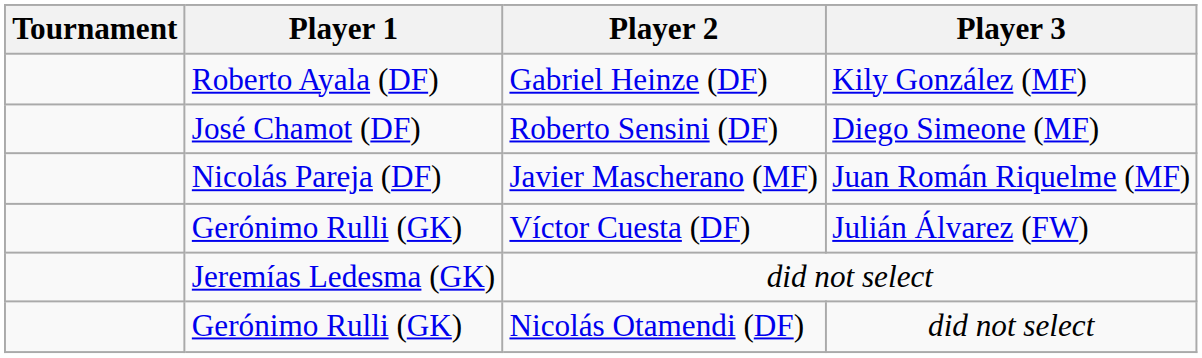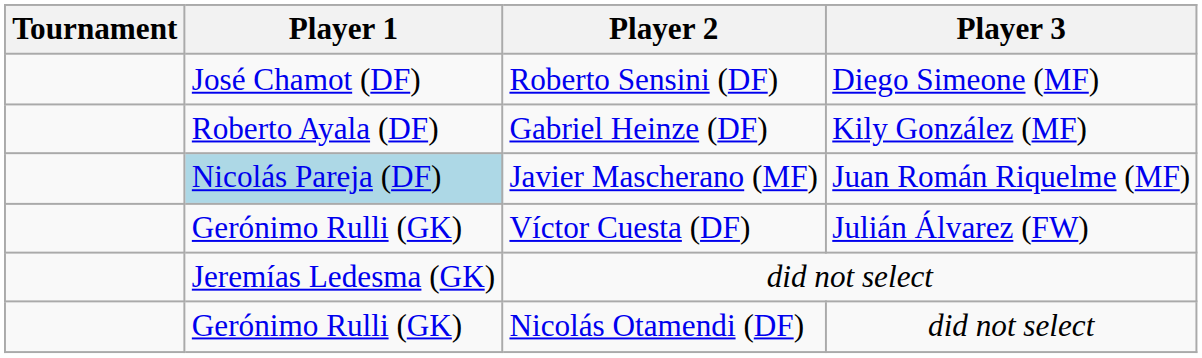rows swapped: (644, 128) <-> (639, 78)
(317, 177) no background -> (317, 177) lightblue background
